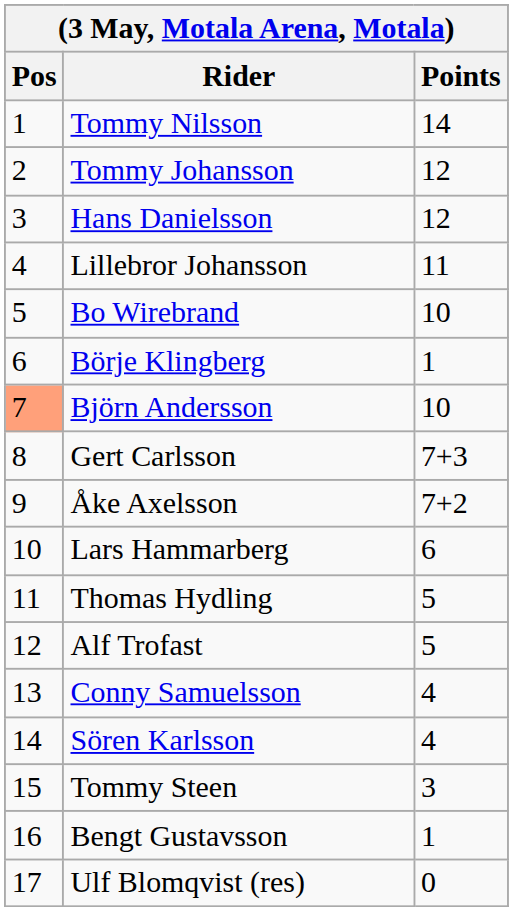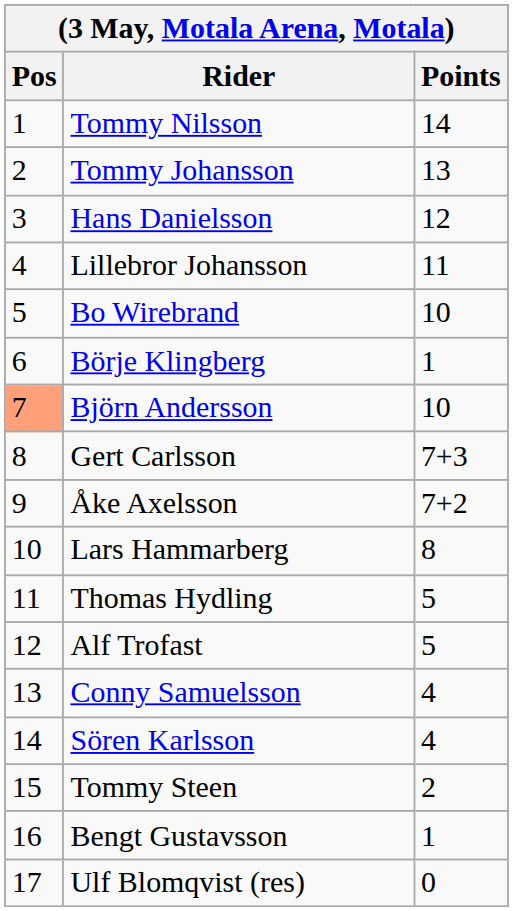(436, 170) 12 -> (436, 170) 13
(428, 550) 6 -> (428, 550) 8
(428, 787) 3 -> (428, 787) 2
